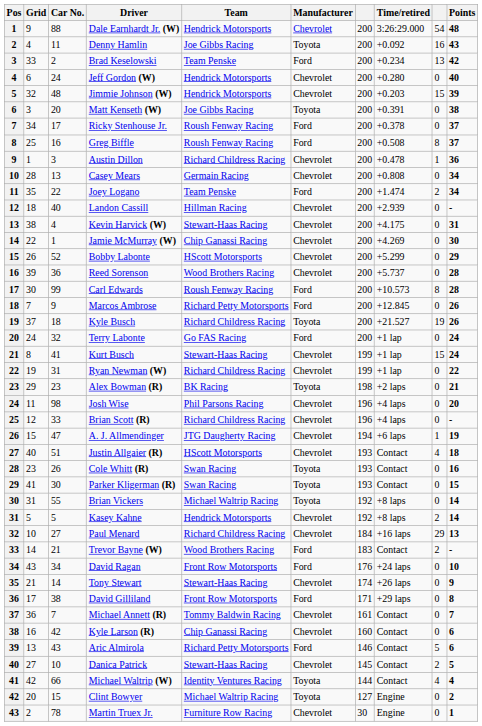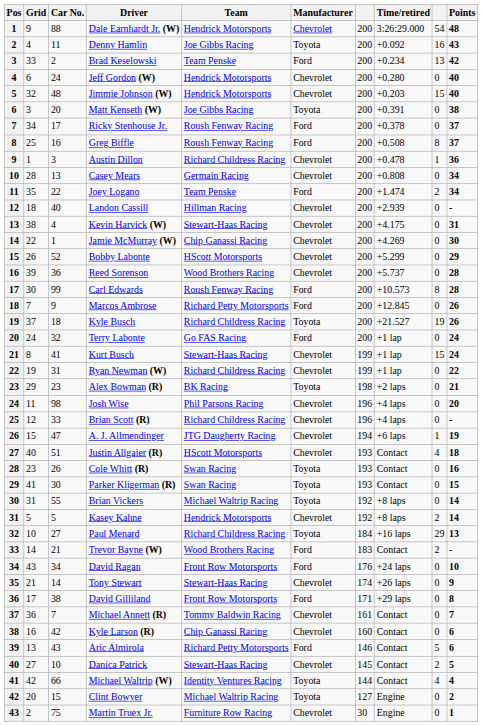(454, 94) 39 -> (454, 94) 40
(313, 534) Chevrolet -> (307, 534) Toyota
(56, 713) 78 -> (56, 713) 75
